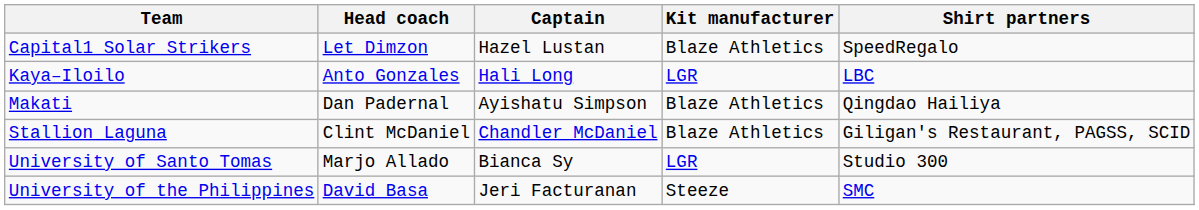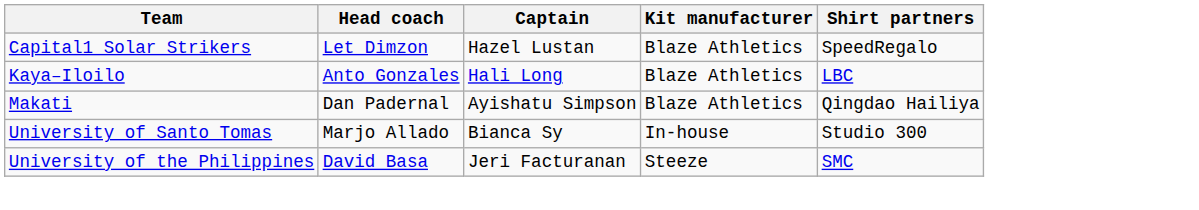(682, 76) LGR -> (724, 76) Blaze Athletics
- row: (88, 133)
(682, 162) LGR -> (687, 133) In-house
